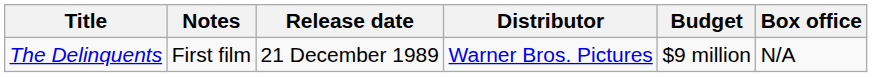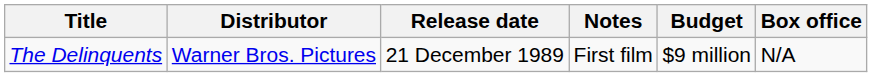columns swapped: (551, 21) <-> (211, 21)
